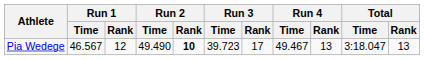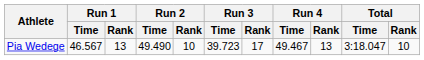(120, 47) 12 -> (120, 47) 13
(189, 47) bold -> (189, 47) normal
(404, 47) 13 -> (404, 47) 10
